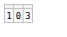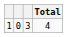+ column: (48, 11)
